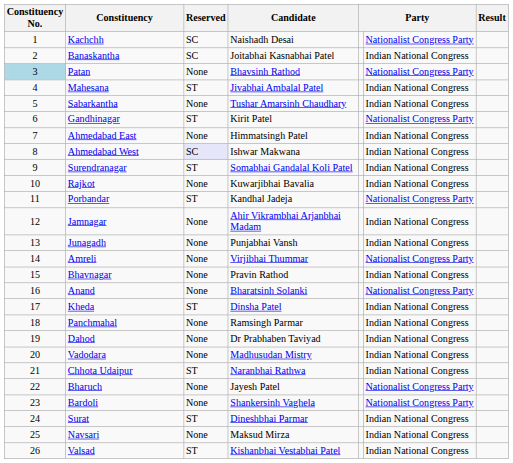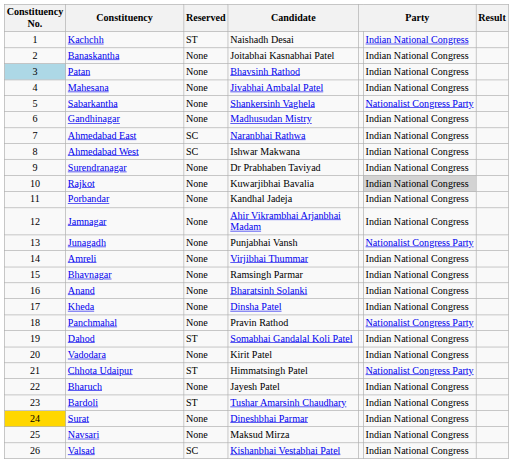(192, 39) SC -> (192, 39) ST
(420, 39) Nationalist Congress Party -> (417, 39) Indian National Congress
(192, 55) SC -> (197, 55) None
(420, 71) Nationalist Congress Party -> (417, 71) Indian National Congress
(192, 87) ST -> (197, 87) None
(288, 103) Tushar Amarsinh Chaudhary -> (273, 103) Shankersinh Vaghela
(417, 103) Indian National Congress -> (420, 103) Nationalist Congress Party
(192, 119) ST -> (197, 119) None
(251, 119) Kirit Patel -> (271, 119) Madhusudan Mistry
(420, 119) Nationalist Congress Party -> (417, 119) Indian National Congress
(197, 135) None -> (192, 135) SC
(269, 135) Himmatsingh Patel -> (268, 135) Naranbhai Rathwa
(192, 151) lavender background -> (192, 151) no background
(192, 167) ST -> (197, 167) None
(291, 167) Somabhai Gandalal Koli Patel -> (275, 167) Dr Prabhaben Taviyad
(417, 183) no background -> (417, 183) lightgrey background
(192, 199) ST -> (197, 199) None
(420, 199) Nationalist Congress Party -> (417, 199) Indian National Congress
(417, 242) Indian National Congress -> (420, 242) Nationalist Congress Party
(420, 258) Nationalist Congress Party -> (417, 258) Indian National Congress
(259, 274) Pravin Rathod -> (267, 274) Ramsingh Parmar
(420, 290) Nationalist Congress Party -> (417, 290) Indian National Congress
(192, 306) ST -> (197, 306) None
(267, 322) Ramsingh Parmar -> (259, 322) Pravin Rathod
(417, 322) Indian National Congress -> (420, 322) Nationalist Congress Party
(197, 338) None -> (192, 338) ST
(275, 338) Dr Prabhaben Taviyad -> (291, 338) Somabhai Gandalal Koli Patel
(271, 354) Madhusudan Mistry -> (251, 354) Kirit Patel
(268, 370) Naranbhai Rathwa -> (269, 370) Himmatsingh Patel
(417, 370) Indian National Congress -> (420, 370) Nationalist Congress Party
(420, 386) Nationalist Congress Party -> (417, 386) Indian National Congress
(197, 402) None -> (192, 402) ST
(273, 402) Shankersinh Vaghela -> (288, 402) Tushar Amarsinh Chaudhary
(420, 402) Nationalist Congress Party -> (417, 402) Indian National Congress
(35, 418) no background -> (35, 418) gold background
(192, 418) ST -> (197, 418) None
(192, 450) ST -> (192, 450) SC
